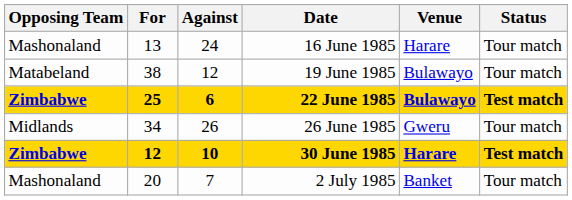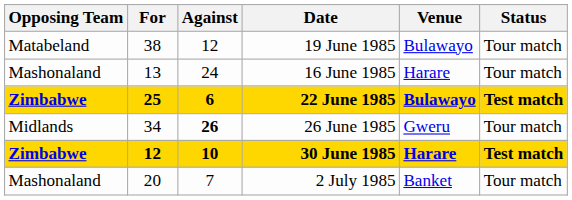rows swapped: (350, 45) <-> (350, 72)
(210, 126) normal -> (210, 126) bold
